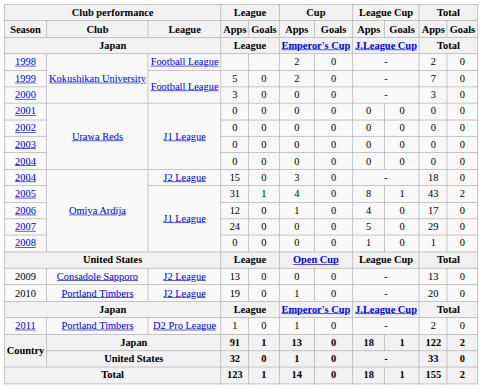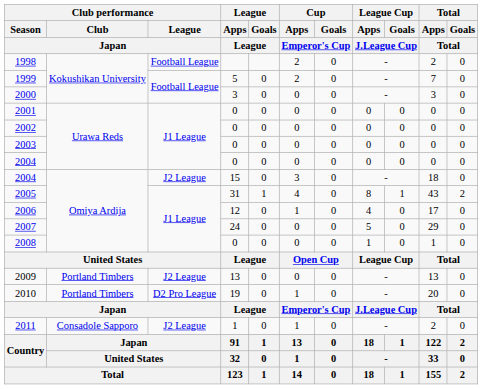(97, 276) Consadole Sapporo -> (97, 276) Portland Timbers
(185, 293) J2 League -> (185, 293) D2 Pro League
(97, 326) Portland Timbers -> (97, 326) Consadole Sapporo
(185, 326) D2 Pro League -> (185, 326) J2 League
